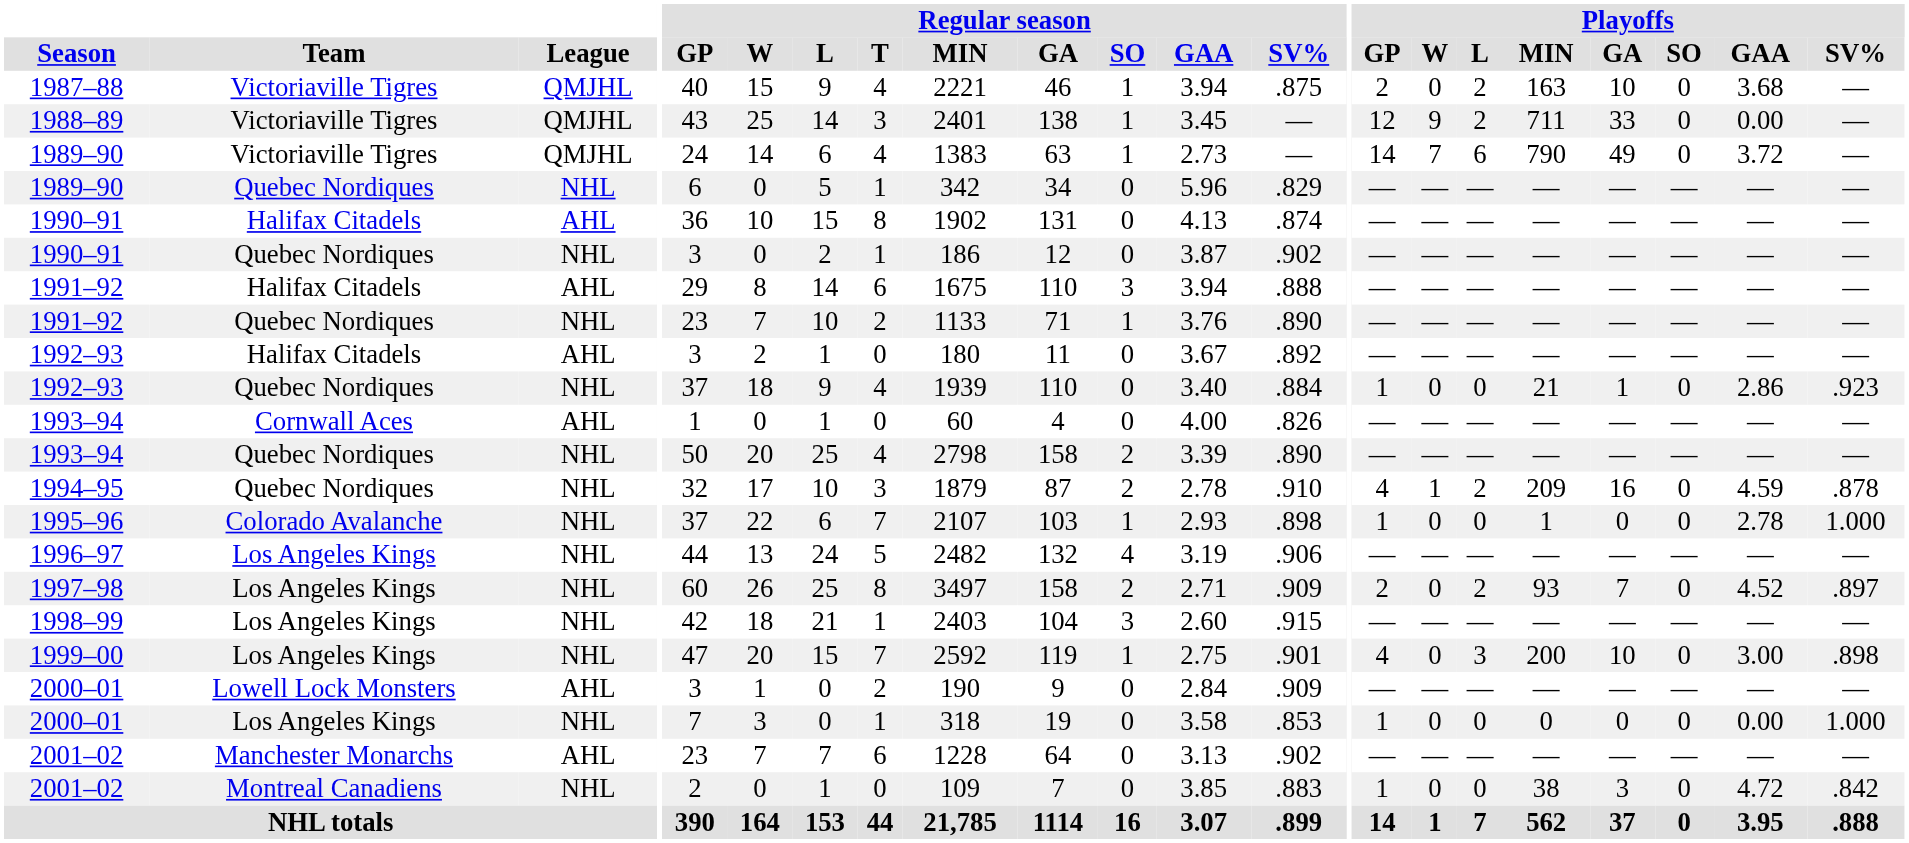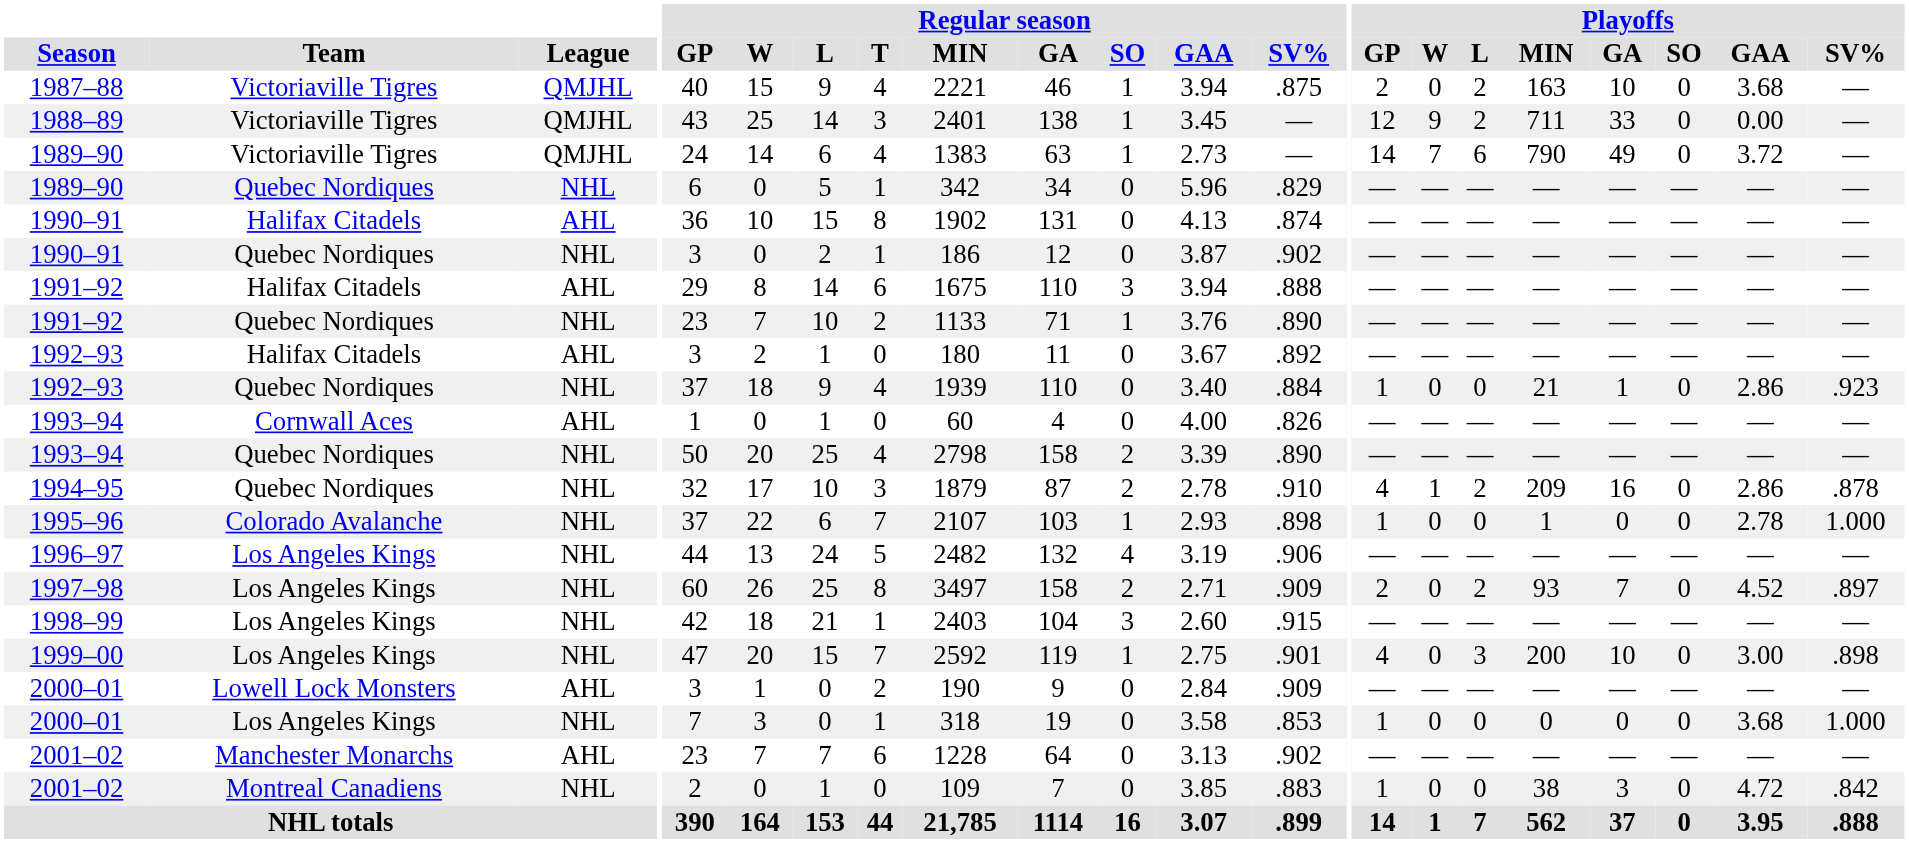(1760, 487) 4.59 -> (1760, 487) 2.86
(1760, 721) 0.00 -> (1760, 721) 3.68
